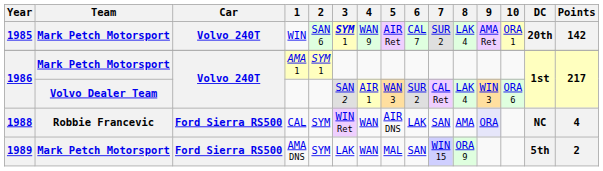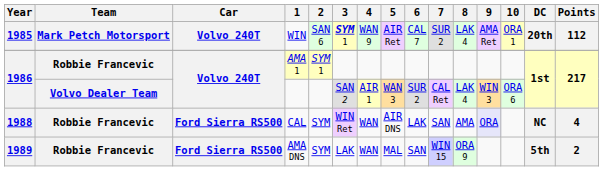(577, 36) 142 -> (577, 36) 112
(104, 65) Mark Petch Motorsport -> (104, 65) Robbie Francevic
(104, 152) Mark Petch Motorsport -> (104, 152) Robbie Francevic
